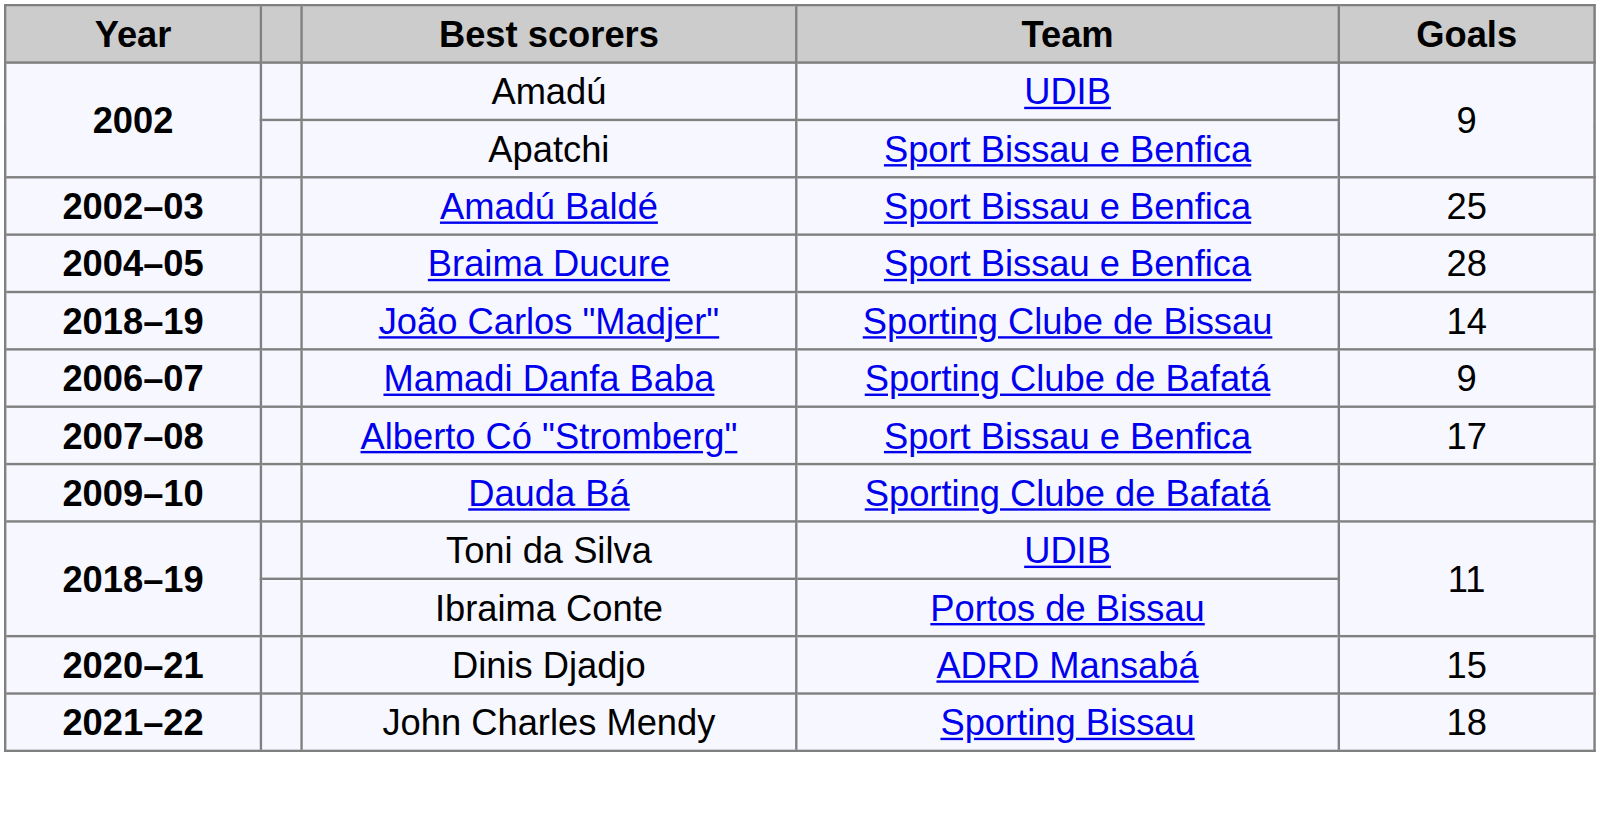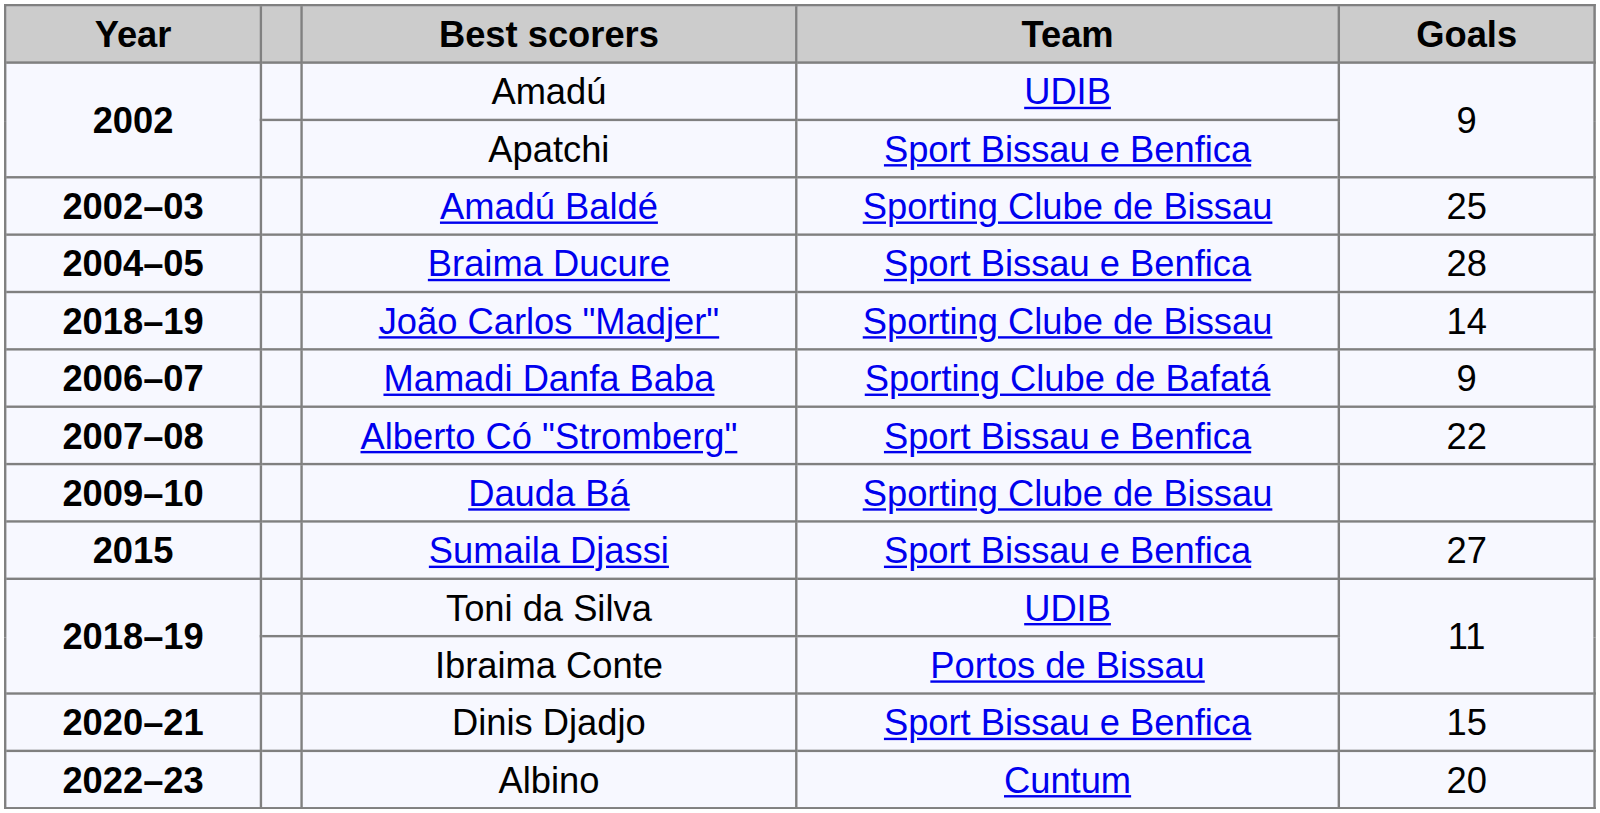(1068, 206) Sport Bissau e Benfica -> (1068, 206) Sporting Clube de Bissau
(1467, 435) 17 -> (1467, 435) 22
(1068, 493) Sporting Clube de Bafatá -> (1068, 493) Sporting Clube de Bissau
+ row: (549, 550)
(1068, 665) ADRD Mansabá -> (1068, 722) Sport Bissau e Benfica
- row: (549, 722)
+ row: (549, 780)
